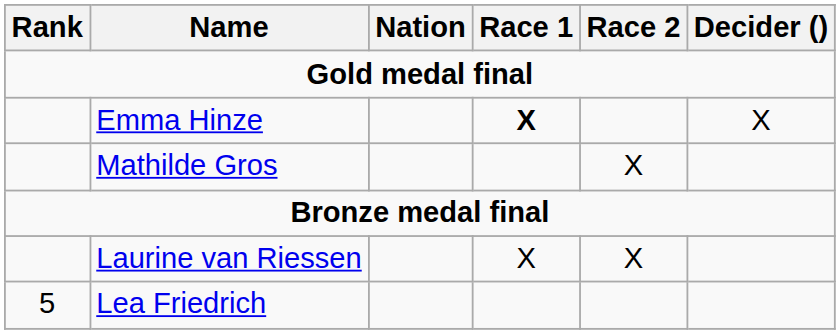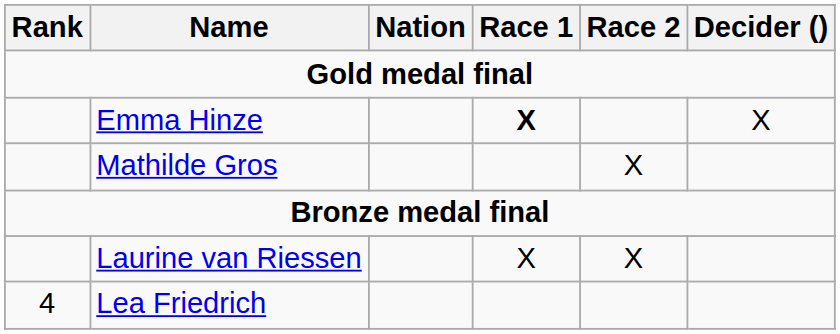(47, 304) 5 -> (47, 304) 4
